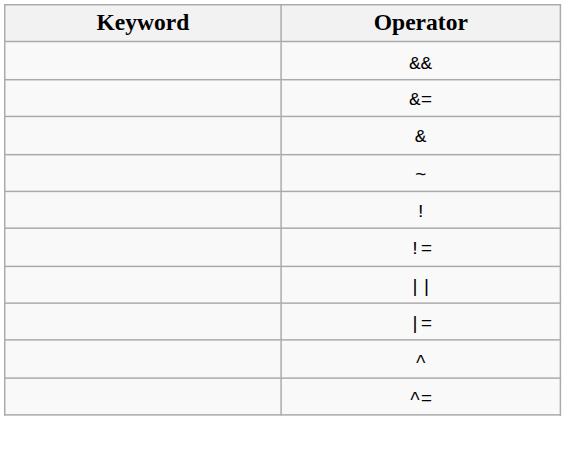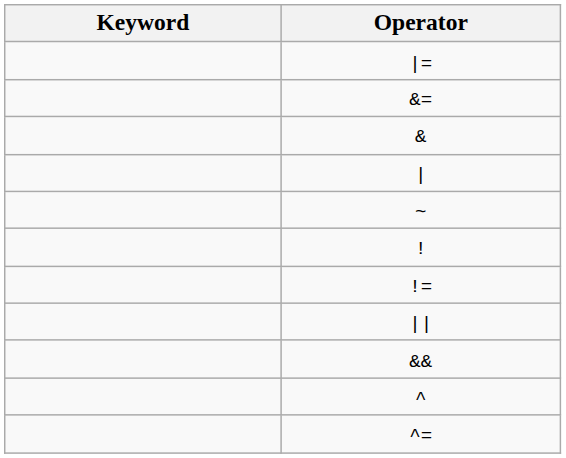rows swapped: (421, 63) <-> (421, 324)
+ row: (421, 175)
